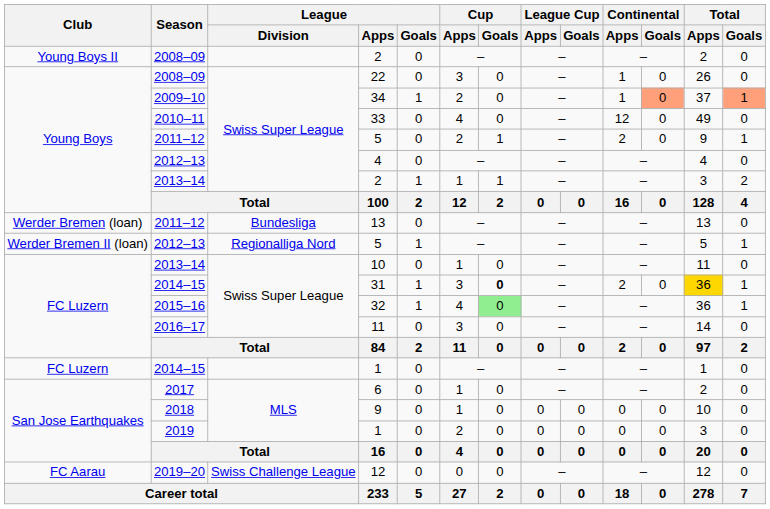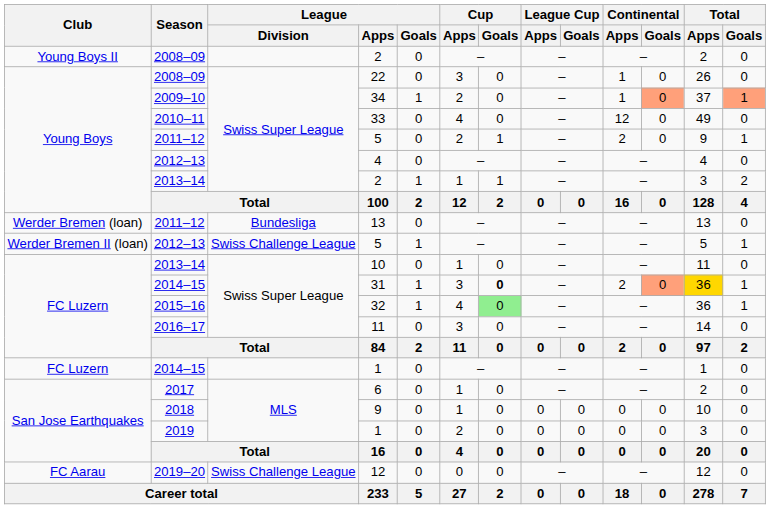(283, 243) Regionalliga Nord -> (283, 243) Swiss Challenge League
(663, 285) no background -> (663, 285) lightsalmon background
